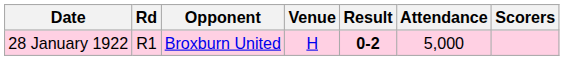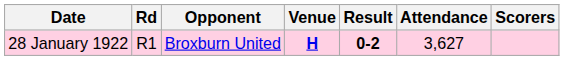(312, 43) normal -> (312, 43) bold
(444, 43) 5,000 -> (444, 43) 3,627
